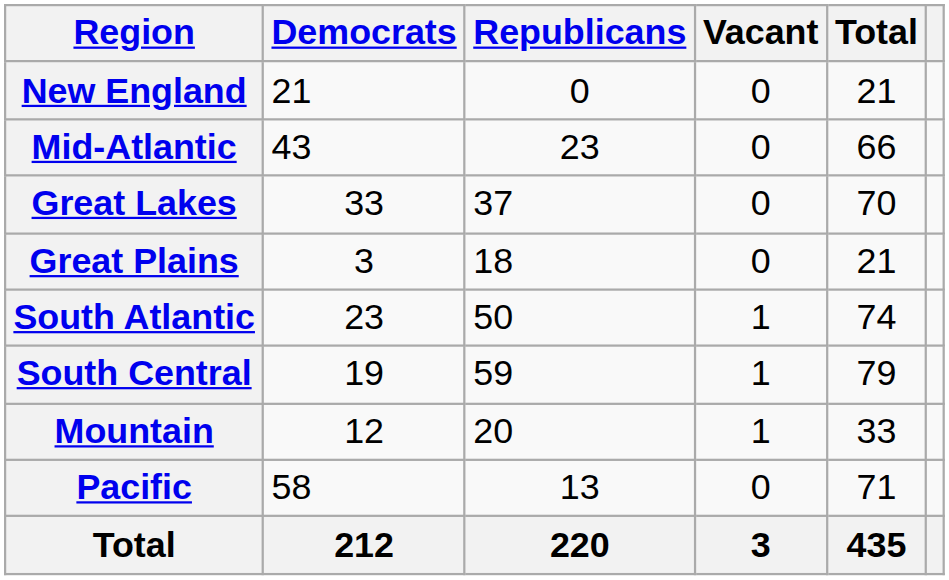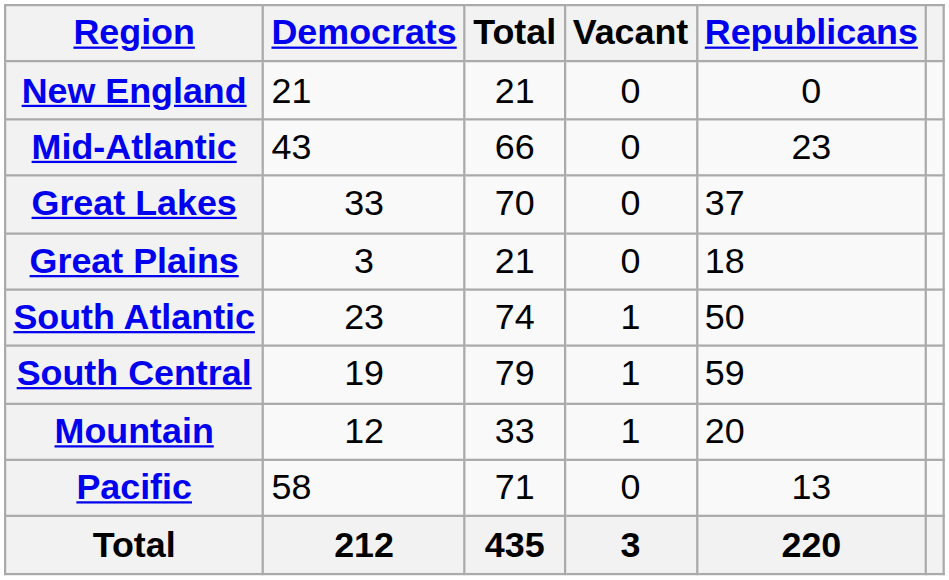columns swapped: (580, 32) <-> (876, 32)
